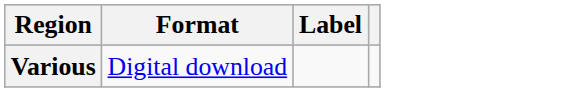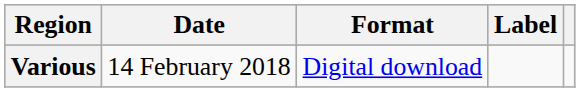+ column: (199, 24)
